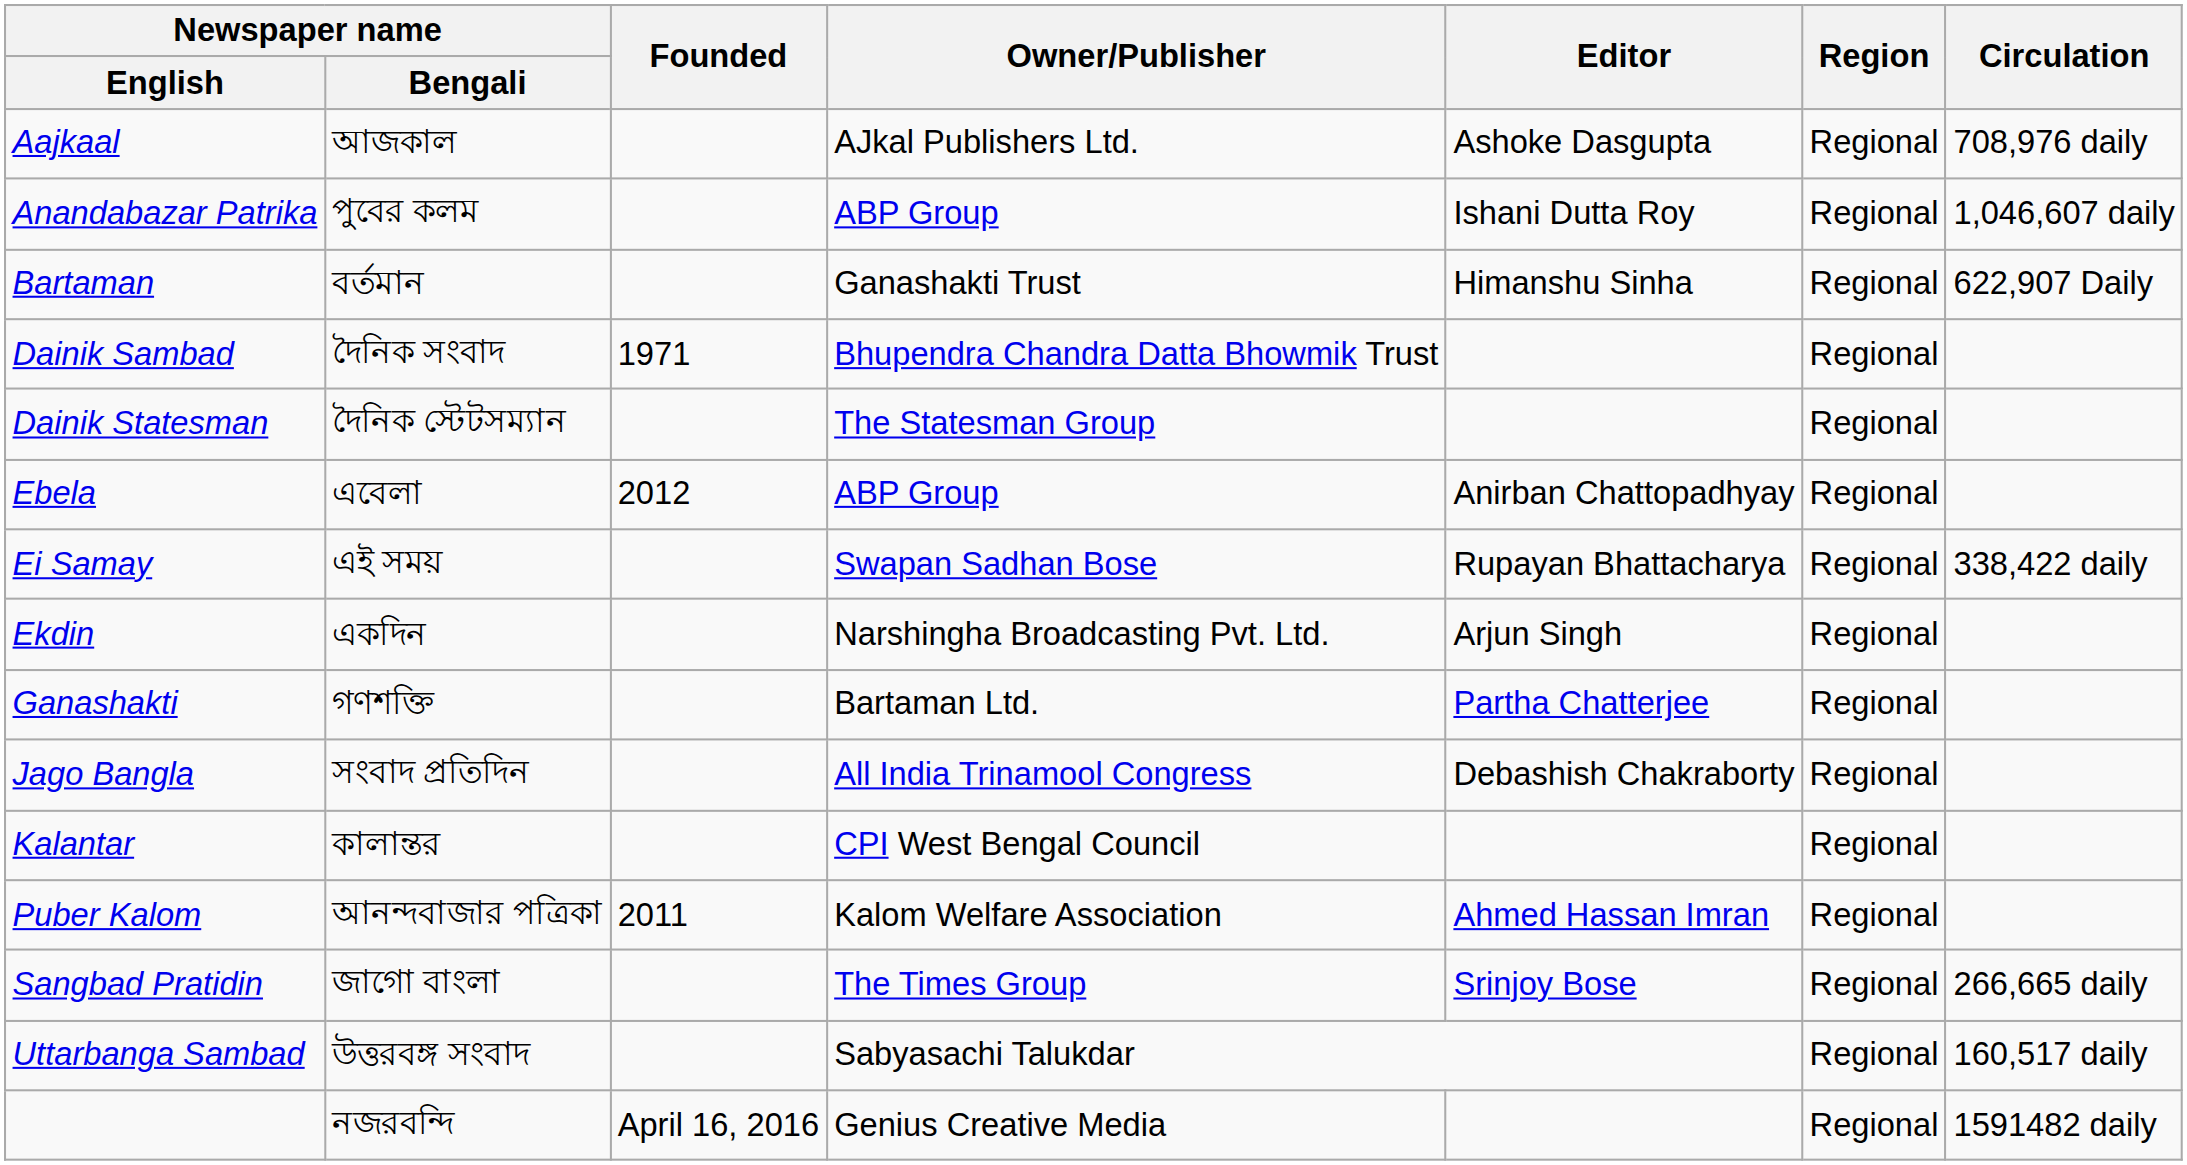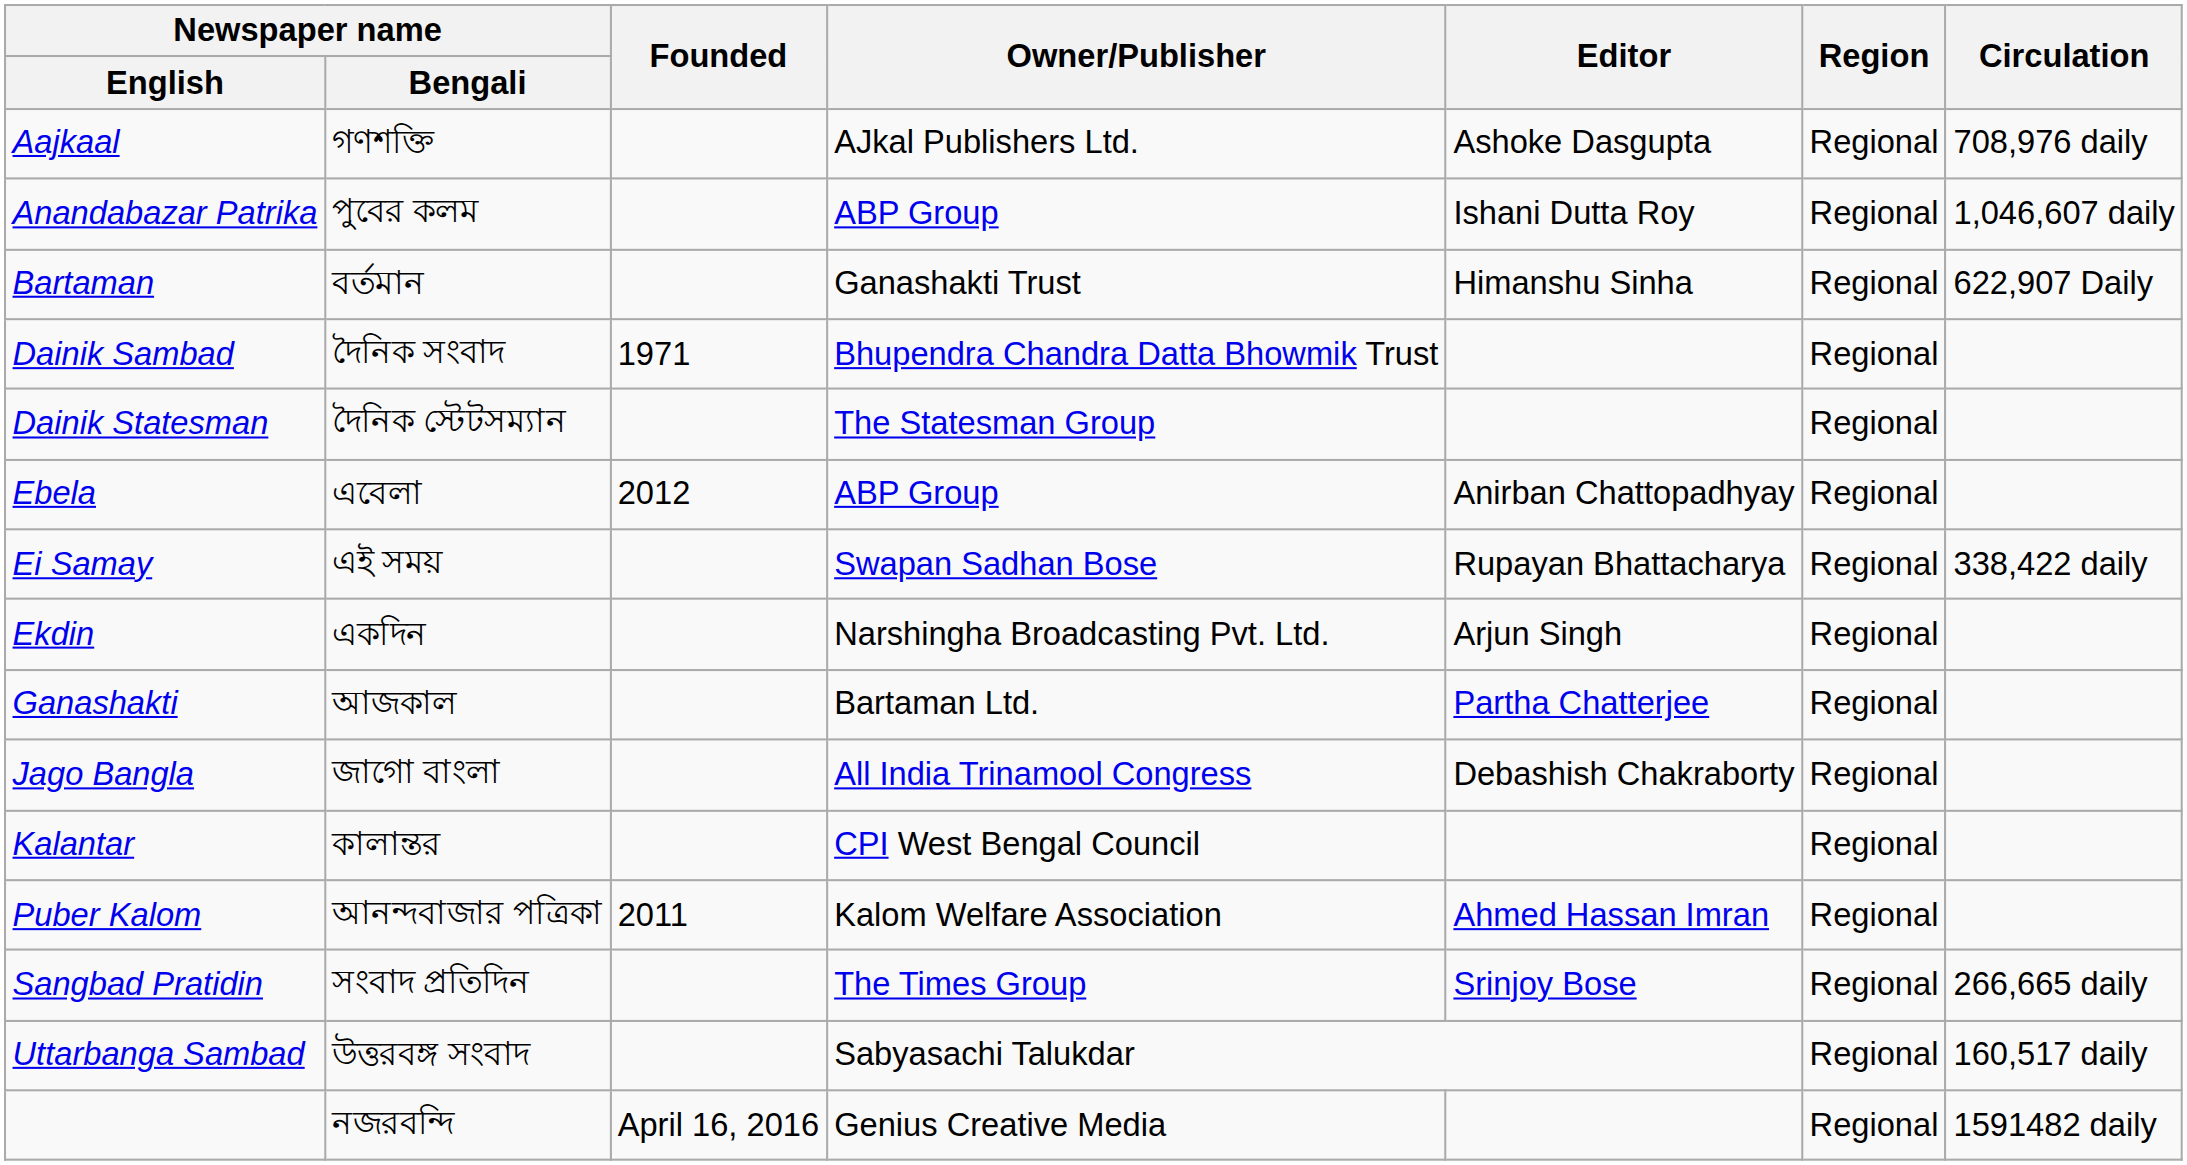(395, 142) আজকাল -> (383, 142) গণশক্তি
(383, 703) গণশক্তি -> (395, 703) আজকাল
(431, 773) সংবাদ প্রতিদিন -> (417, 773) জাগো বাংলা
(417, 983) জাগো বাংলা -> (431, 983) সংবাদ প্রতিদিন
